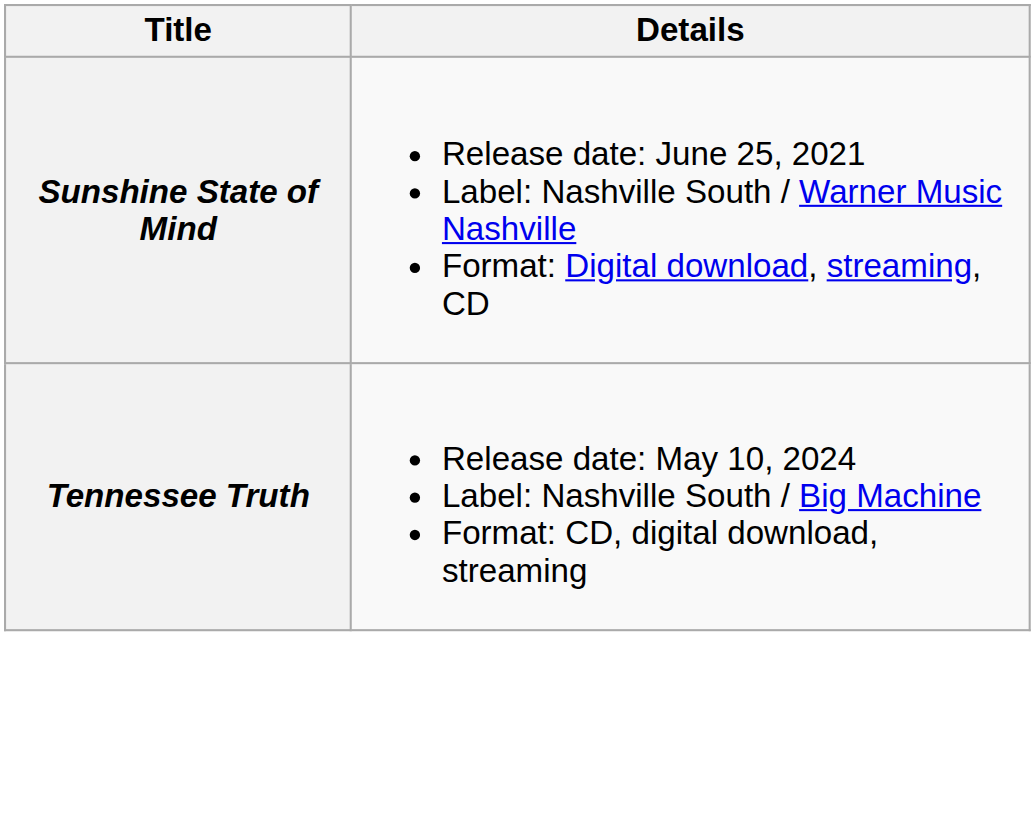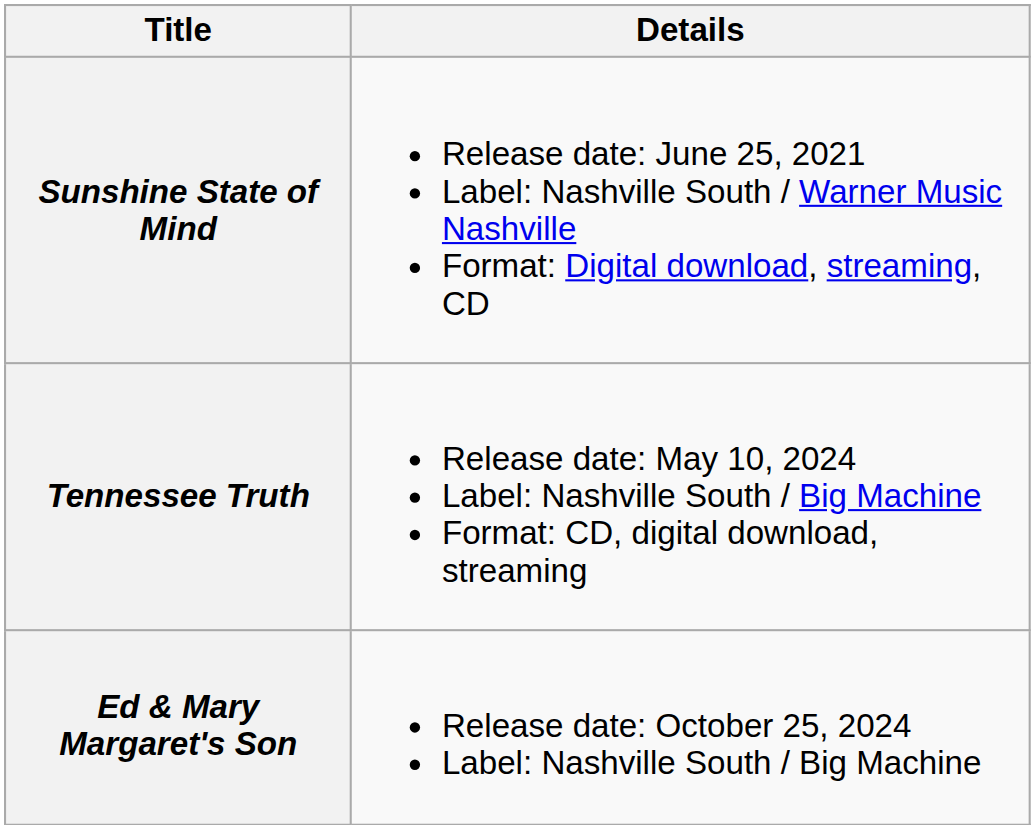+ row: (178, 726)
